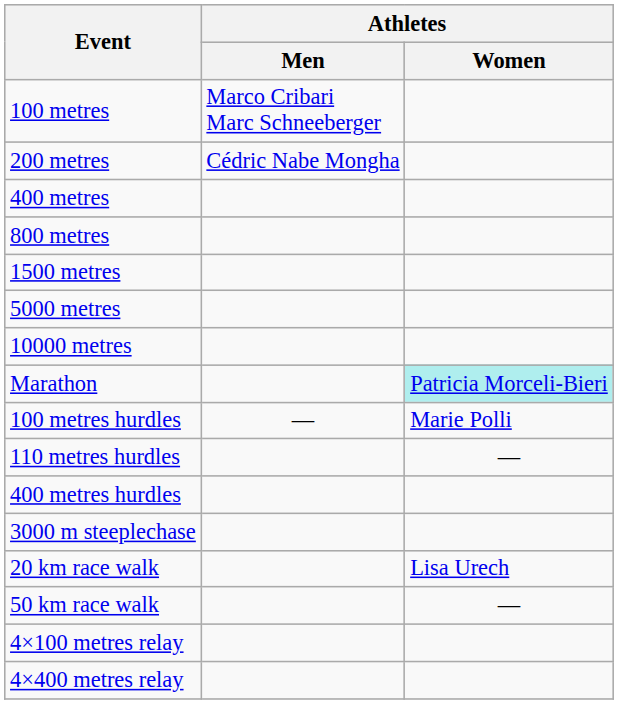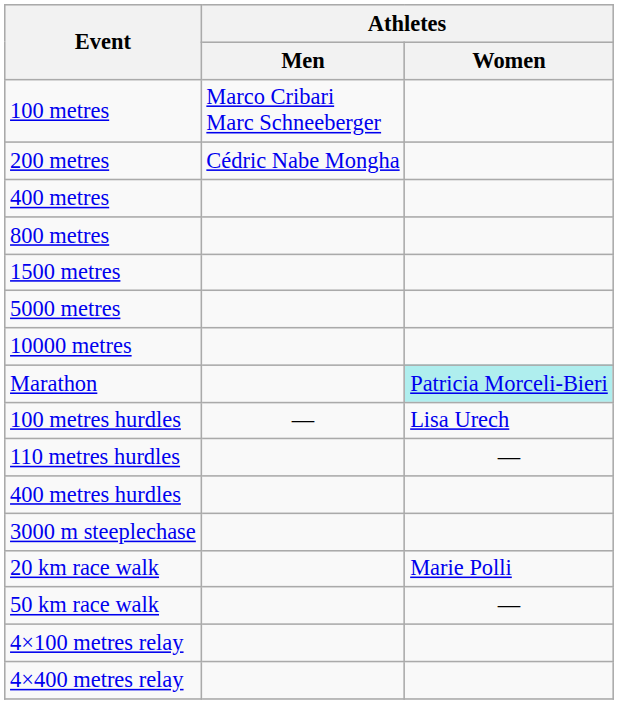(461, 420) Marie Polli -> (460, 420) Lisa Urech
(460, 568) Lisa Urech -> (461, 568) Marie Polli
